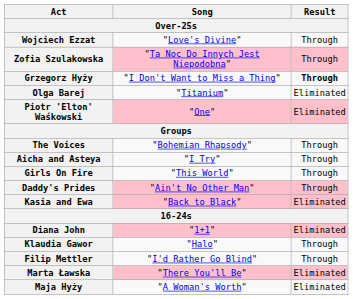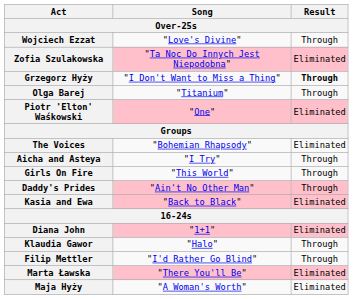(320, 59) Through -> (320, 59) Eliminated
(320, 92) Eliminated -> (320, 92) Through
(320, 145) Through -> (320, 145) Eliminated
